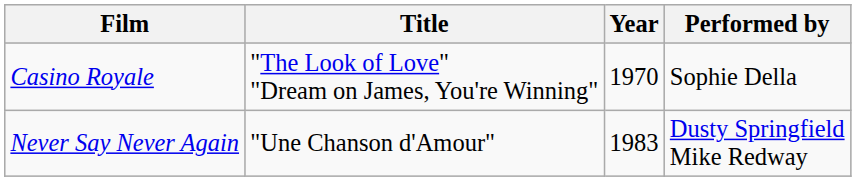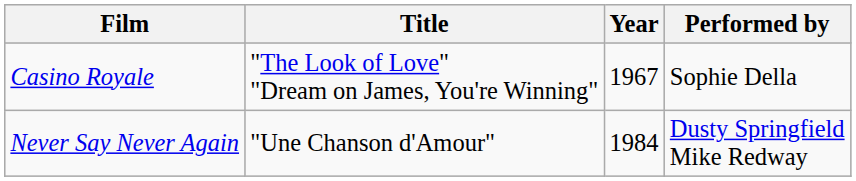(634, 76) 1970 -> (634, 76) 1967
(634, 142) 1983 -> (634, 142) 1984
